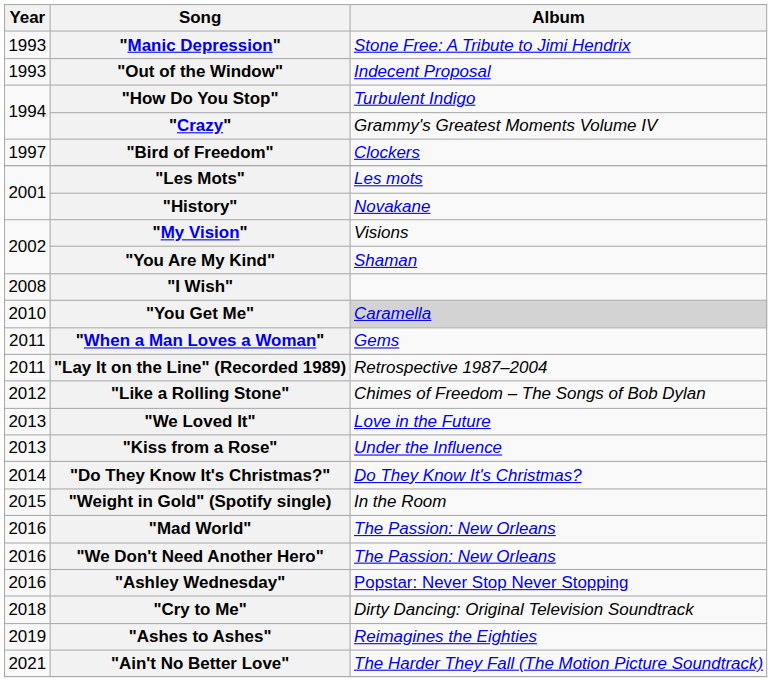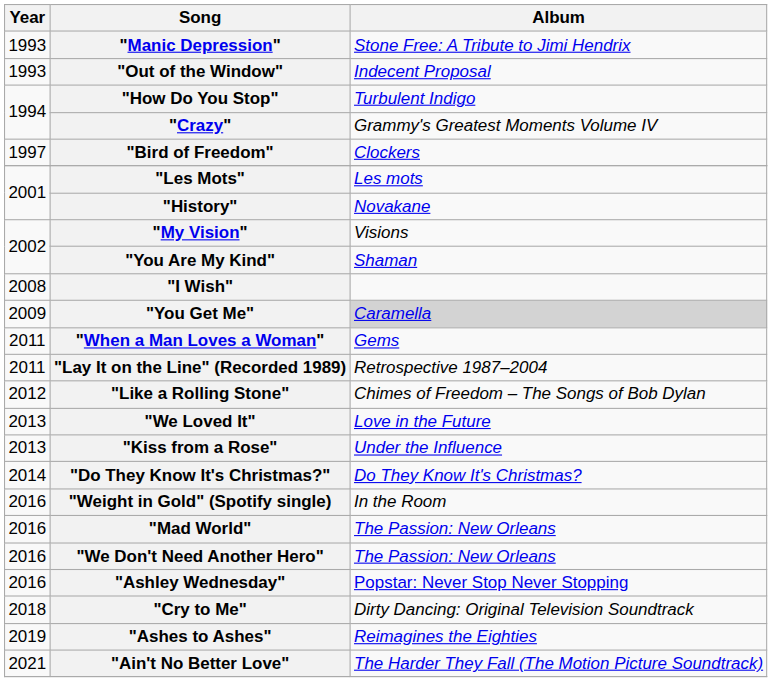(27, 313) 2010 -> (27, 313) 2009
(27, 502) 2015 -> (27, 502) 2016
